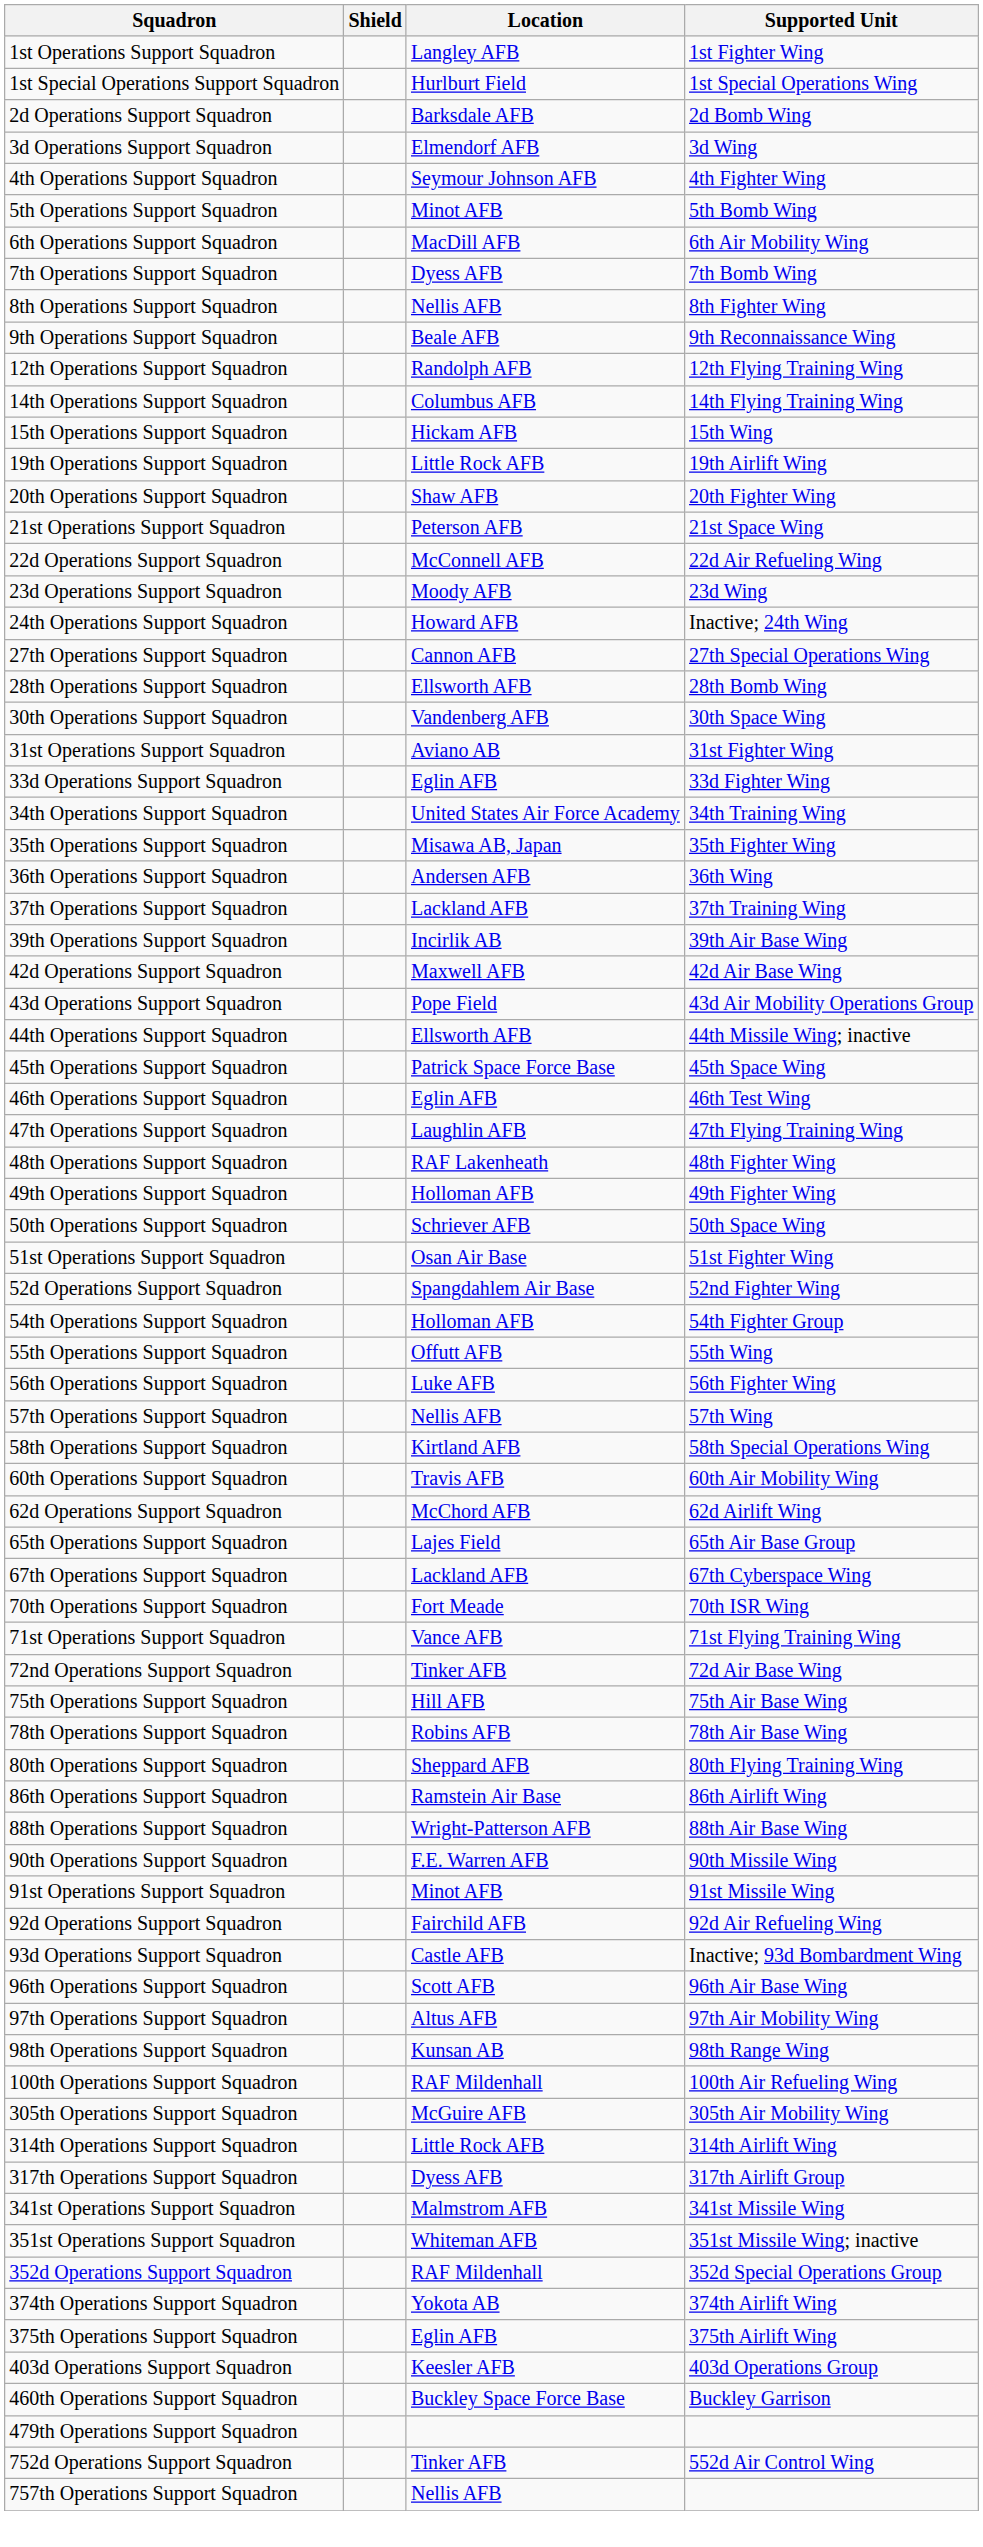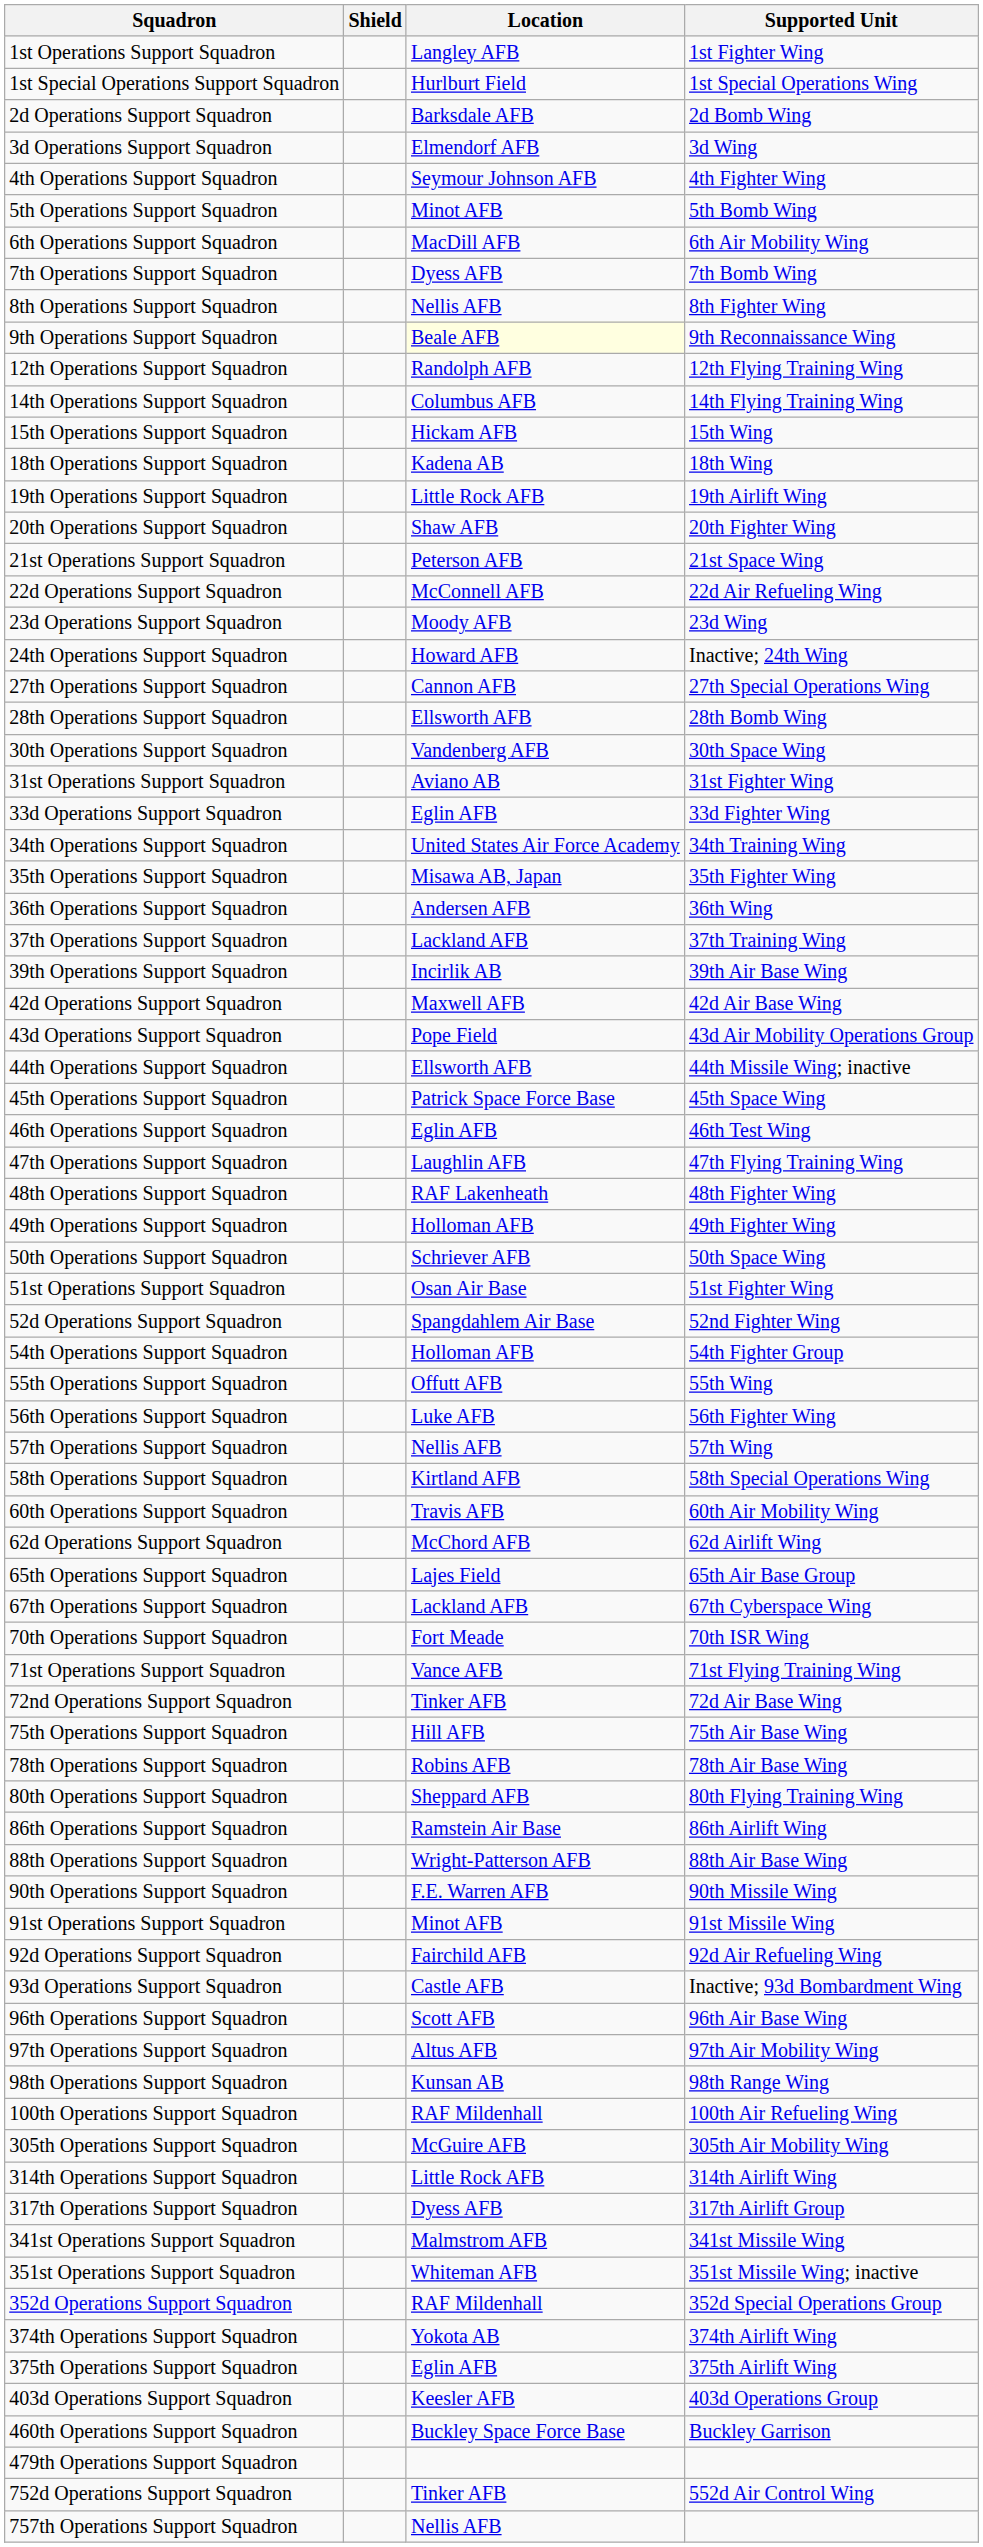(455, 337) no background -> (455, 337) lightyellow background
+ row: (148, 464)
